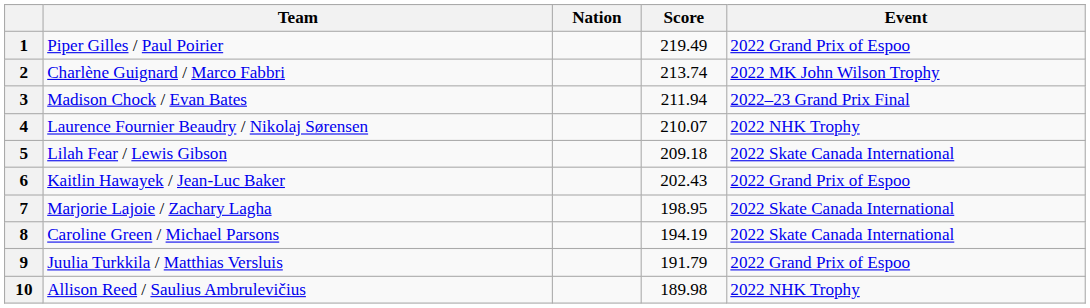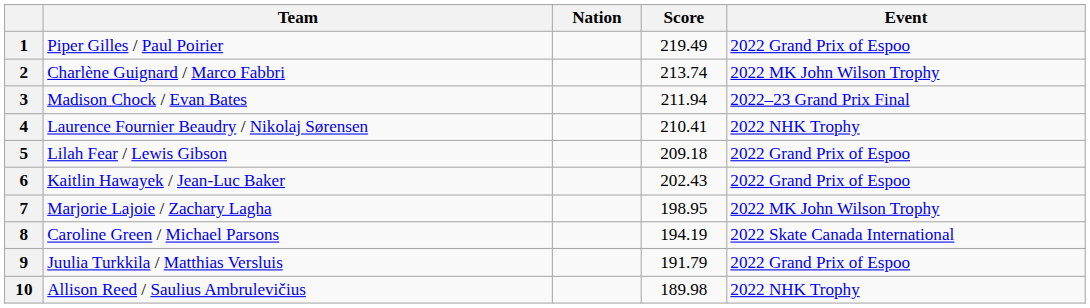(684, 126) 210.07 -> (684, 126) 210.41
(842, 153) 2022 Skate Canada International -> (820, 153) 2022 Grand Prix of Espoo
(842, 208) 2022 Skate Canada International -> (835, 208) 2022 MK John Wilson Trophy
